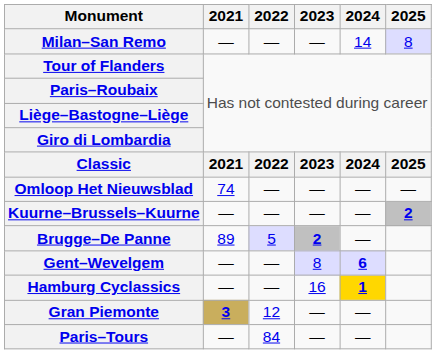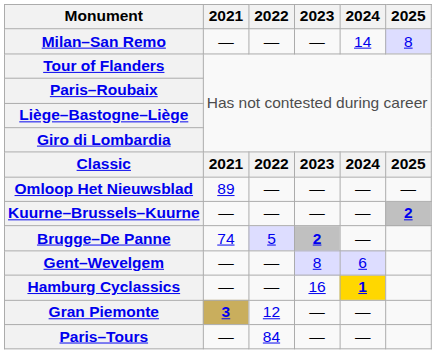(226, 189) 74 -> (226, 189) 89
(226, 238) 89 -> (226, 238) 74
(363, 262) bold -> (363, 262) normal
